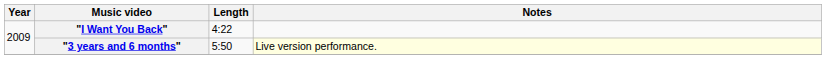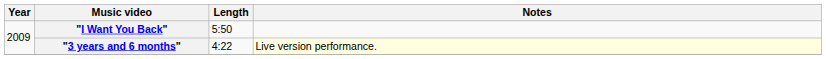(222, 29) 4:22 -> (222, 29) 5:50
(222, 46) 5:50 -> (222, 46) 4:22
